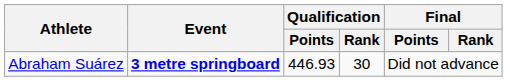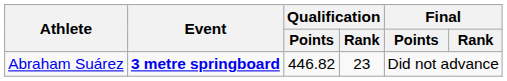(312, 64) 446.93 -> (312, 64) 446.82
(362, 64) 30 -> (362, 64) 23
